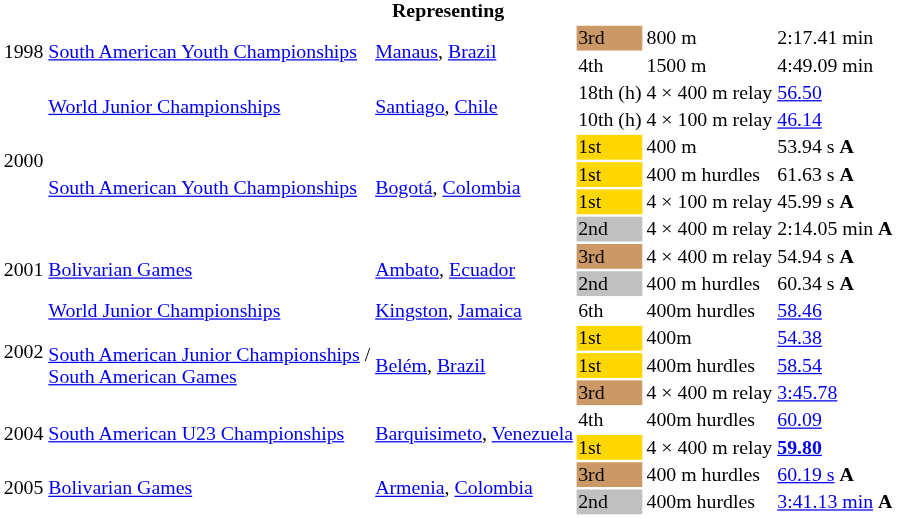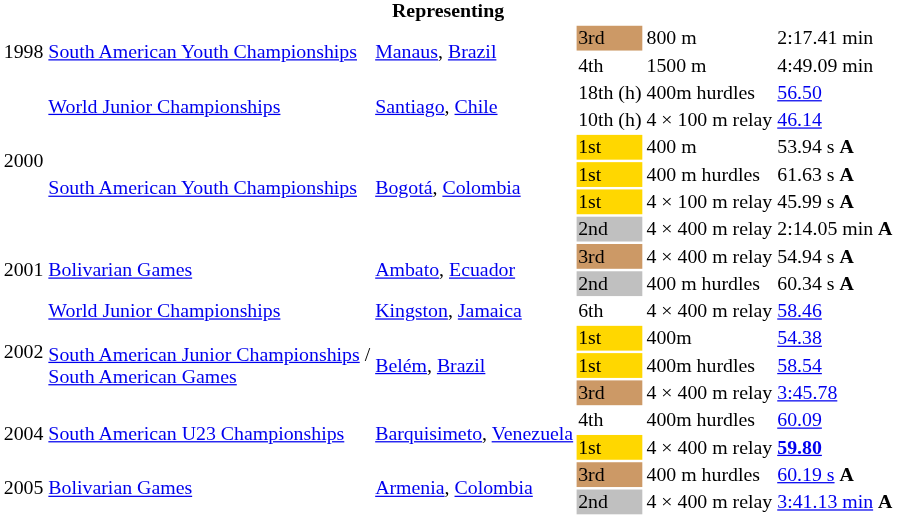(709, 92) 4 × 400 m relay -> (701, 92) 400m hurdles
(701, 310) 400m hurdles -> (709, 310) 4 × 400 m relay
(701, 501) 400m hurdles -> (709, 501) 4 × 400 m relay
